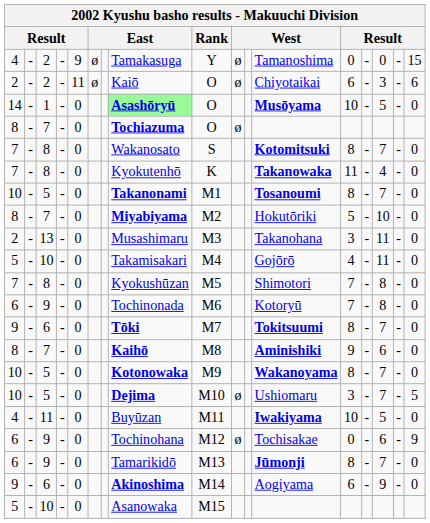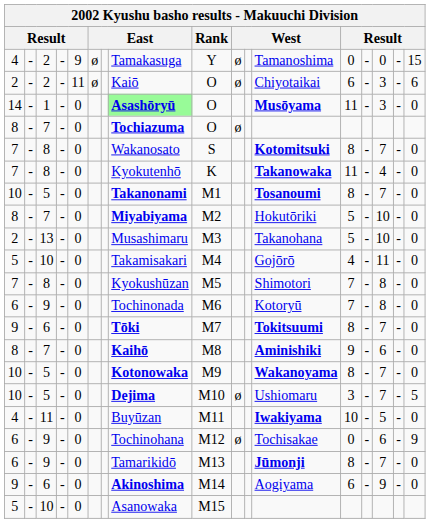(351, 104) 10 -> (351, 104) 11
(383, 104) 5 -> (383, 104) 3
(351, 238) 3 -> (351, 238) 5
(383, 238) 11 -> (383, 238) 10
